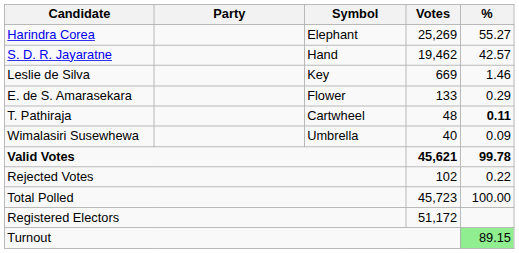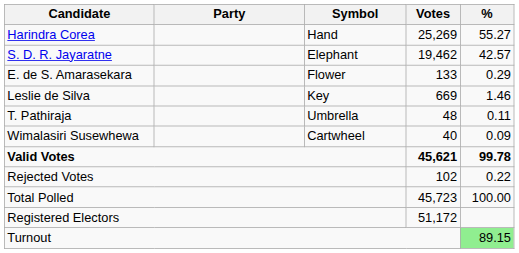(332, 34) Elephant -> (322, 34) Hand
(322, 55) Hand -> (332, 55) Elephant
rows swapped: (49, 75) <-> (70, 95)
(336, 116) Cartwheel -> (333, 116) Umbrella
(499, 116) bold -> (499, 116) normal
(333, 136) Umbrella -> (336, 136) Cartwheel
